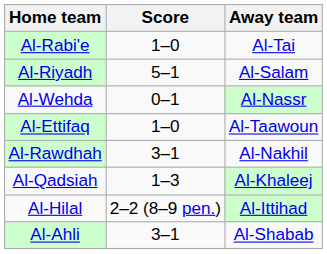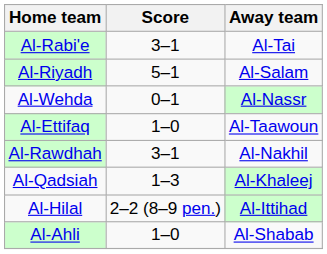(165, 45) 1–0 -> (165, 45) 3–1
(165, 235) 3–1 -> (165, 235) 1–0
